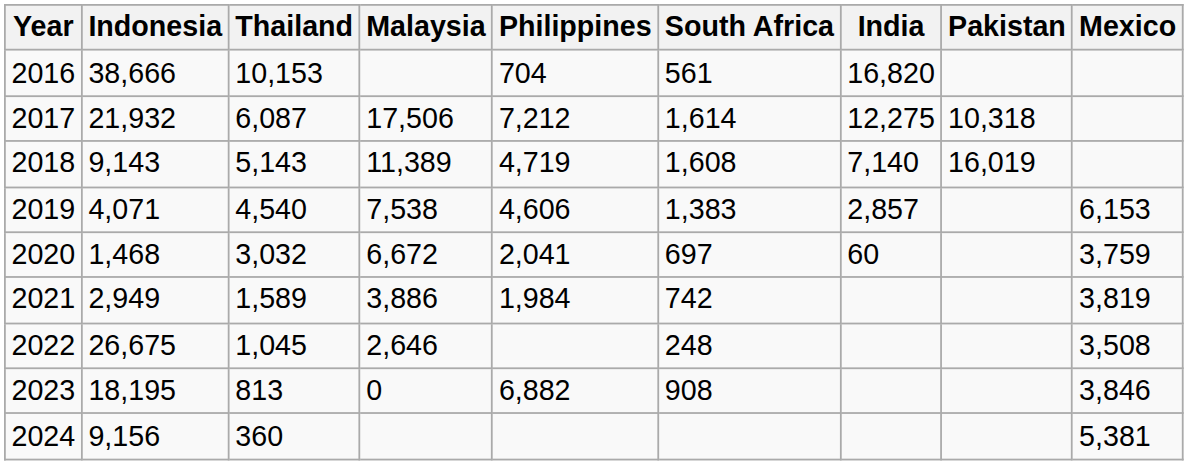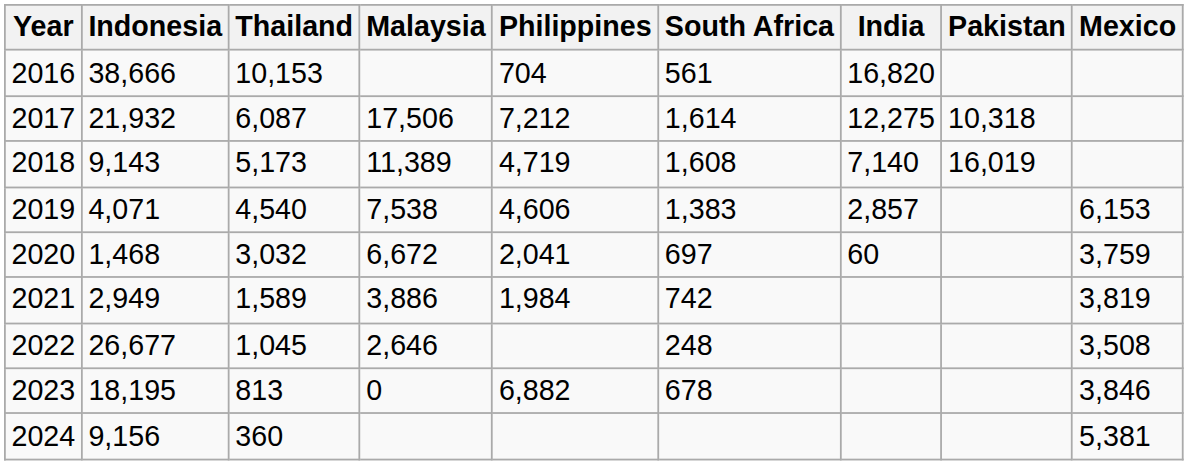(271, 163) 5,143 -> (271, 163) 5,173
(132, 345) 26,675 -> (132, 345) 26,677
(689, 390) 908 -> (689, 390) 678
